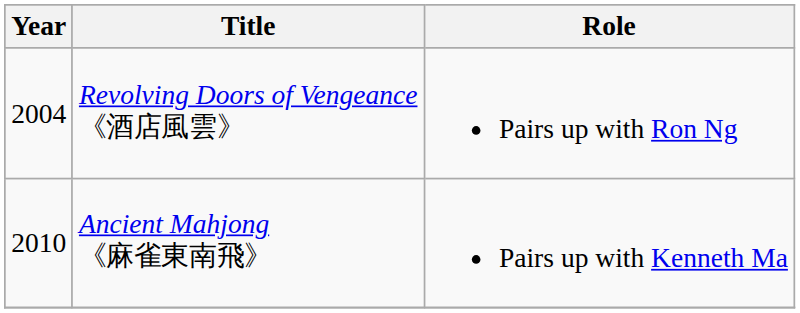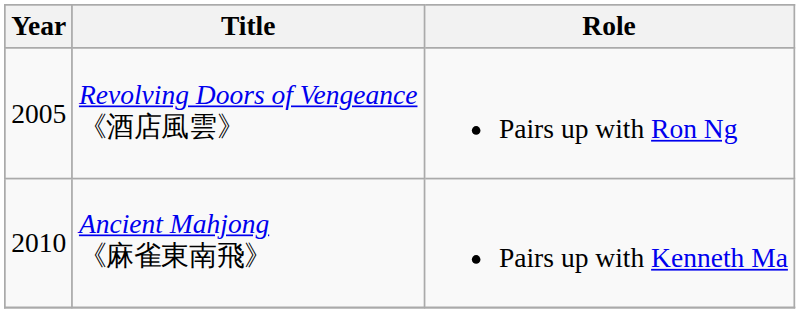(39, 112) 2004 -> (39, 112) 2005
